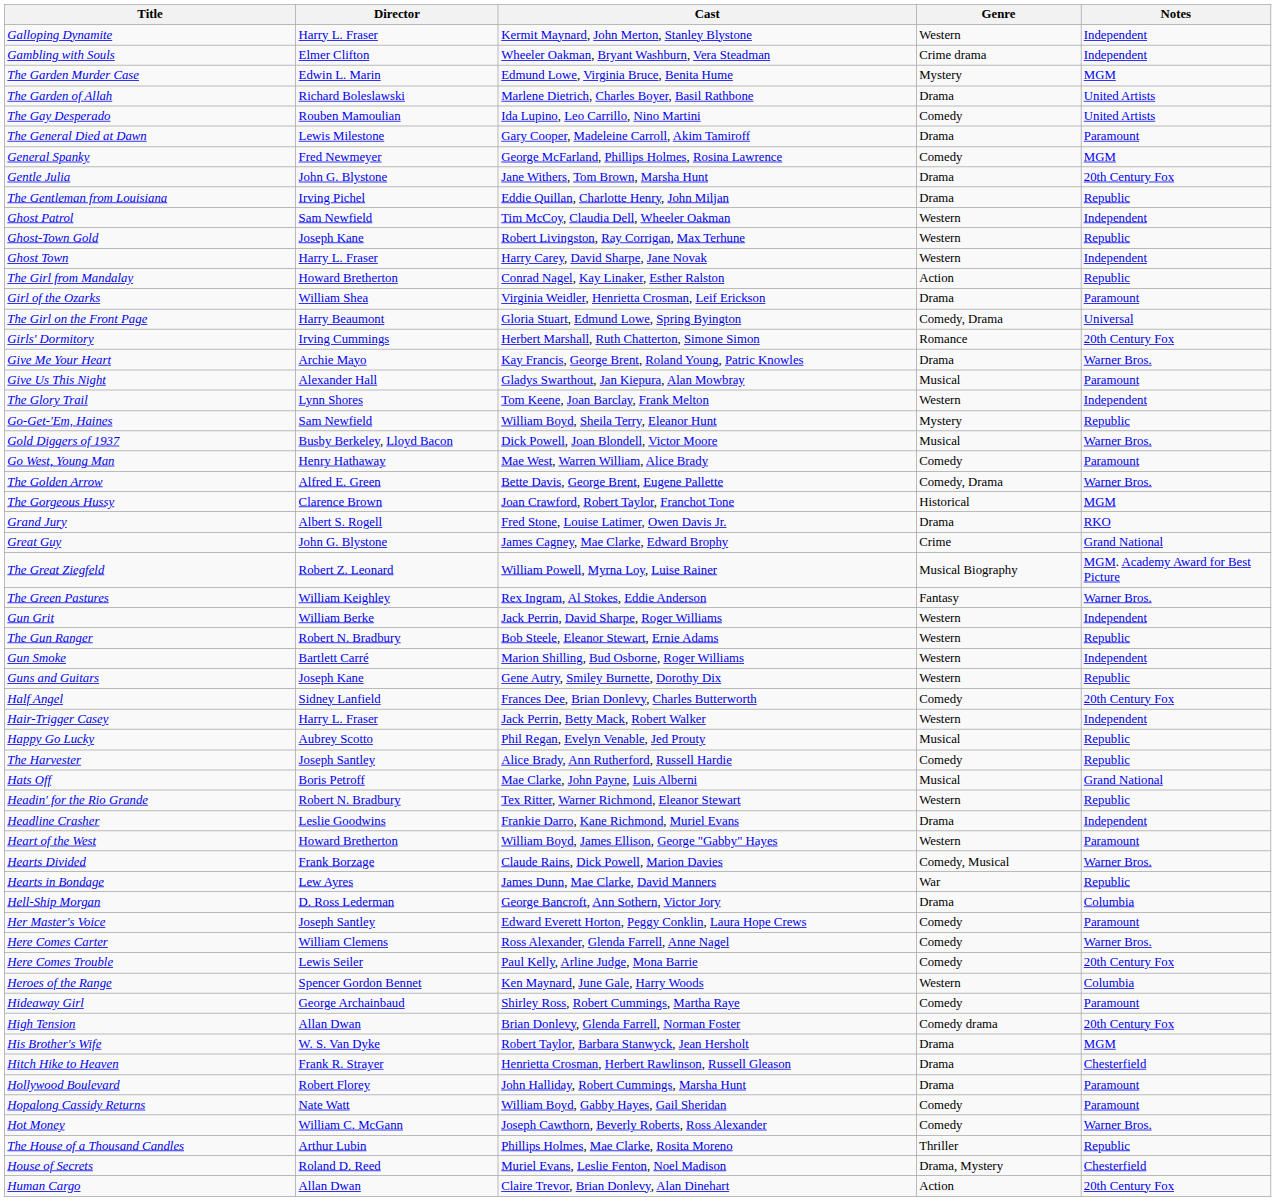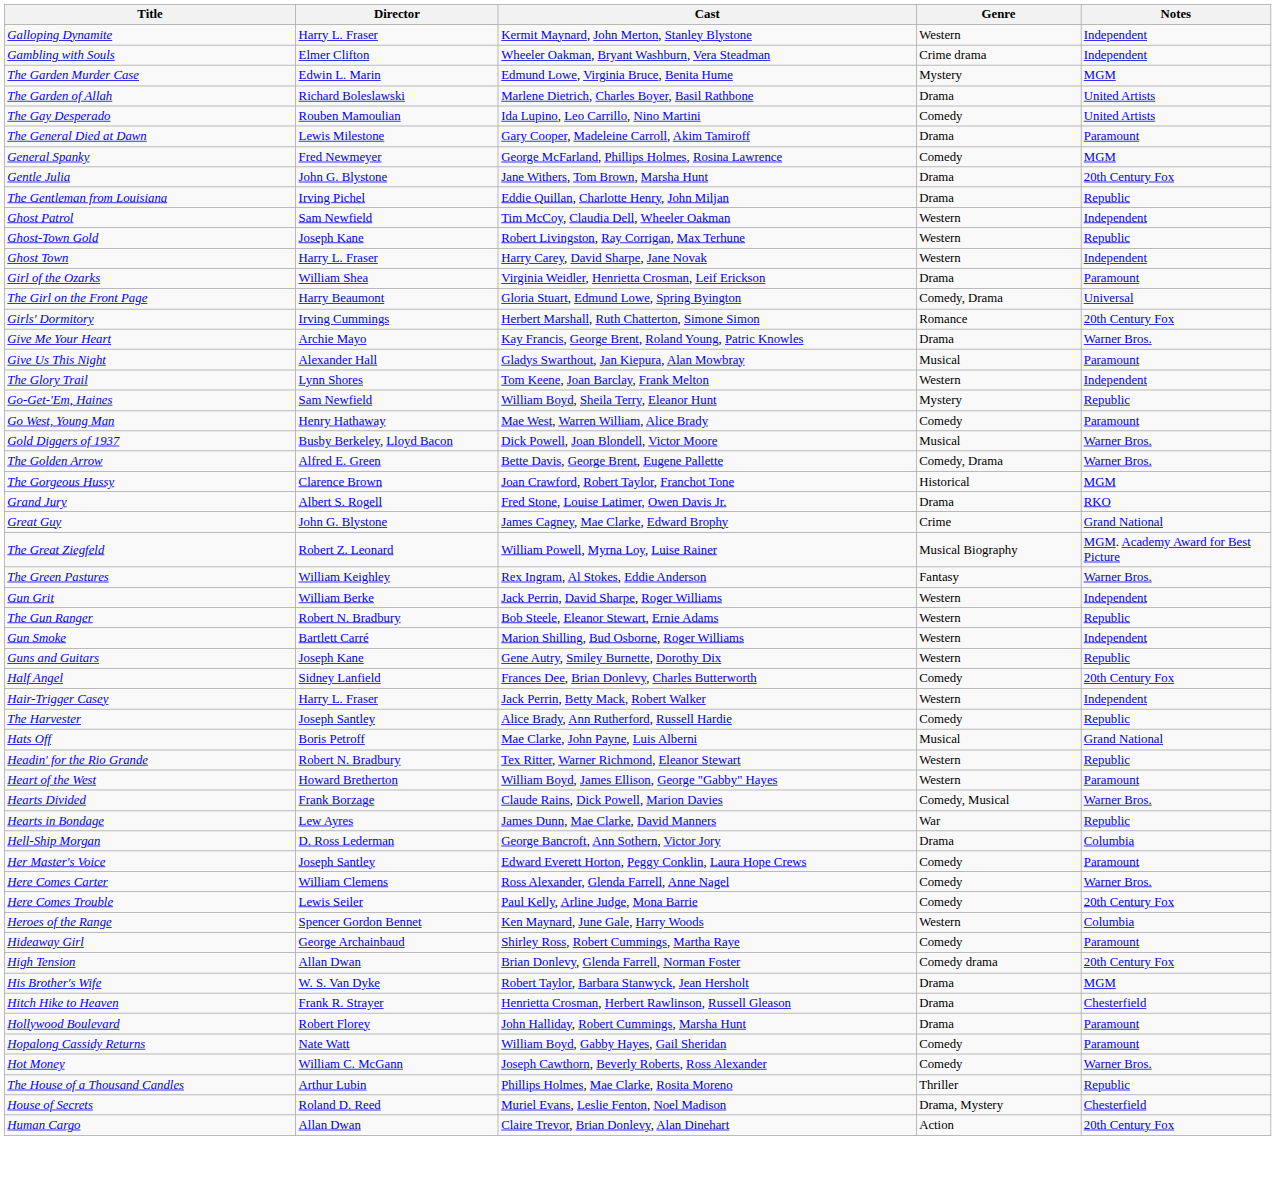- row: (70, 278)
rows swapped: (61, 461) <-> (63, 440)
- row: (51, 739)
- row: (53, 820)
